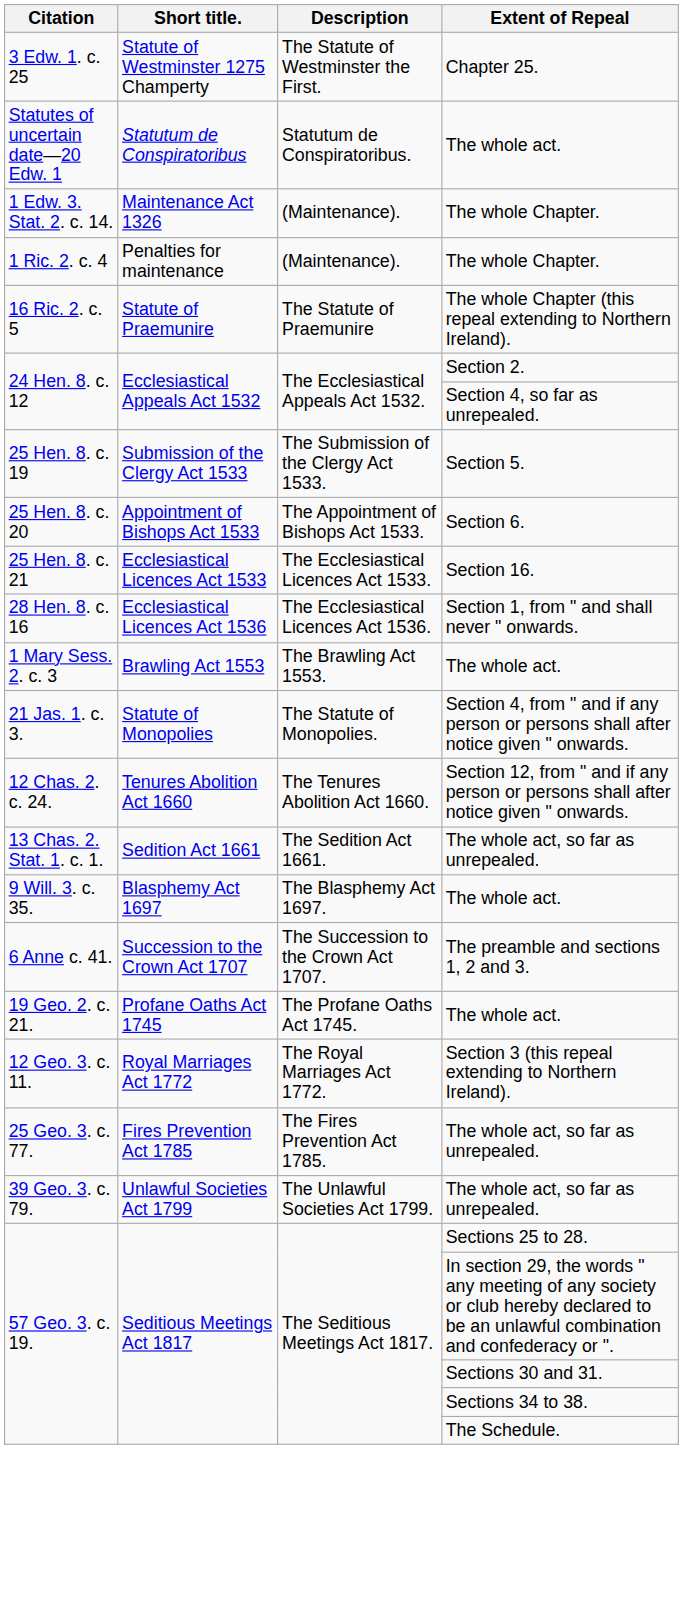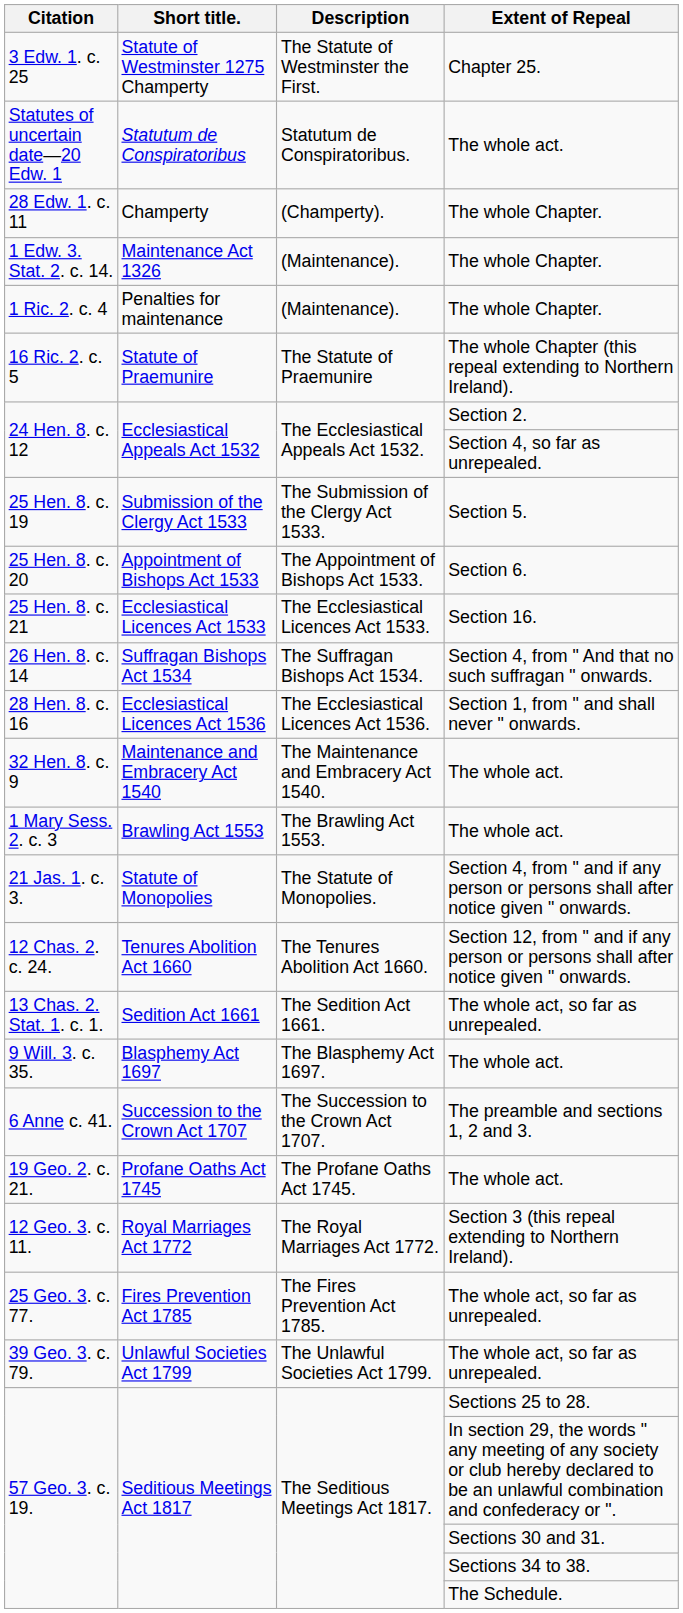+ row: (60, 212)
+ row: (59, 666)
+ row: (59, 772)
